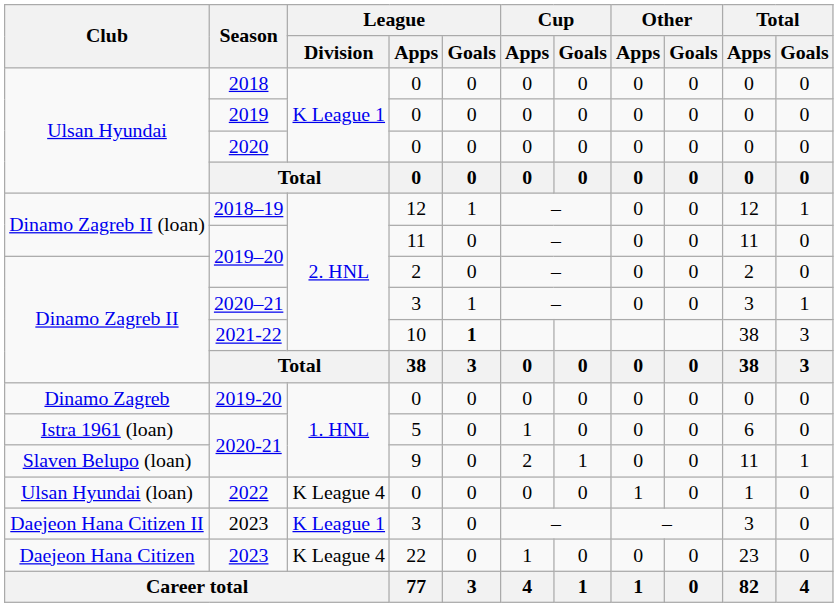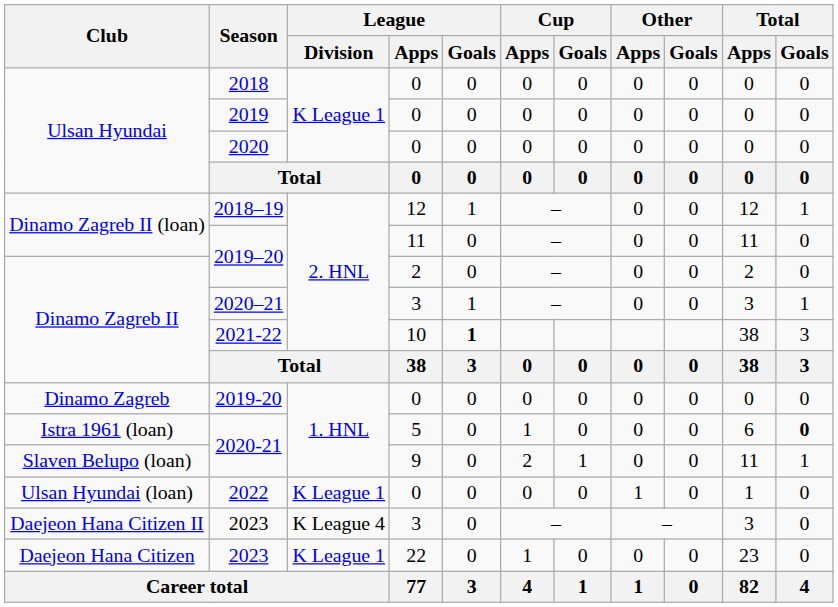(804, 429) normal -> (804, 429) bold
(339, 492) K League 4 -> (339, 492) K League 1
(339, 523) K League 1 -> (339, 523) K League 4
(339, 555) K League 4 -> (339, 555) K League 1
